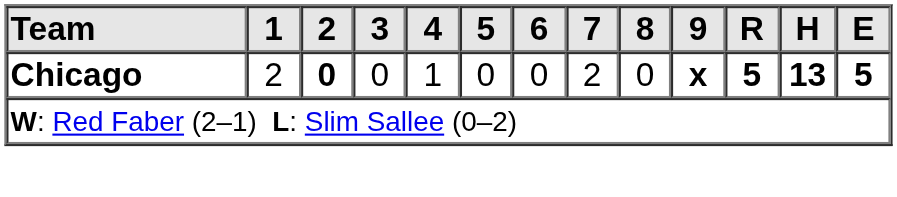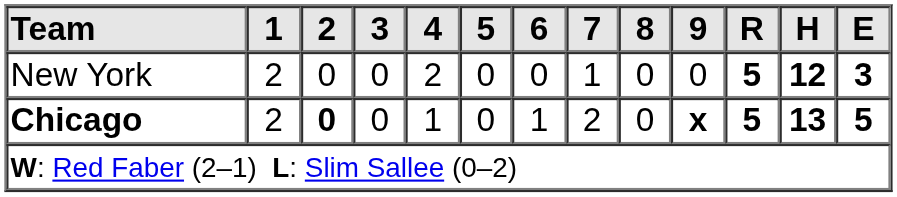+ row: (81, 74)
(539, 74) 0 -> (539, 120) 1
